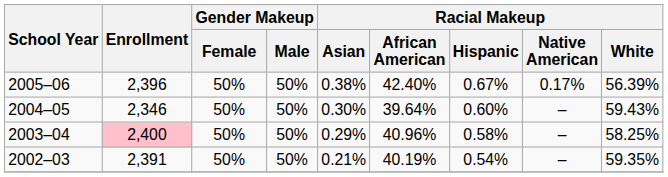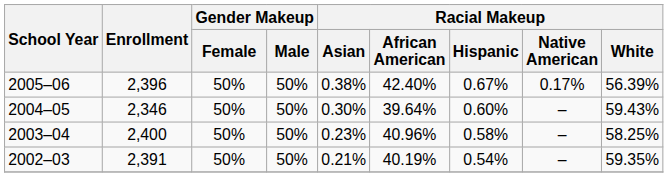(147, 135) pink background -> (147, 135) no background
(344, 135) 0.29% -> (344, 135) 0.23%
